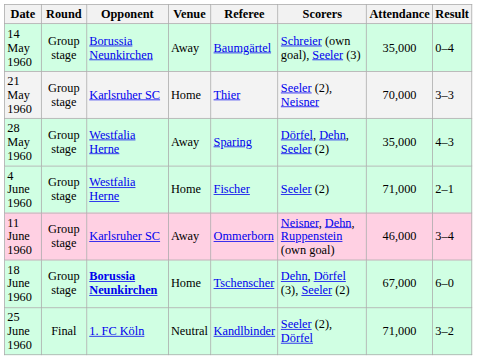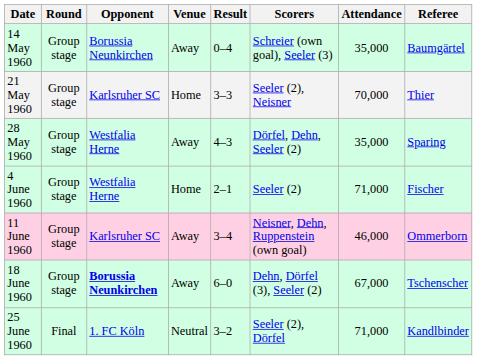columns swapped: (452, 14) <-> (244, 14)
(186, 283) Home -> (185, 283) Away
